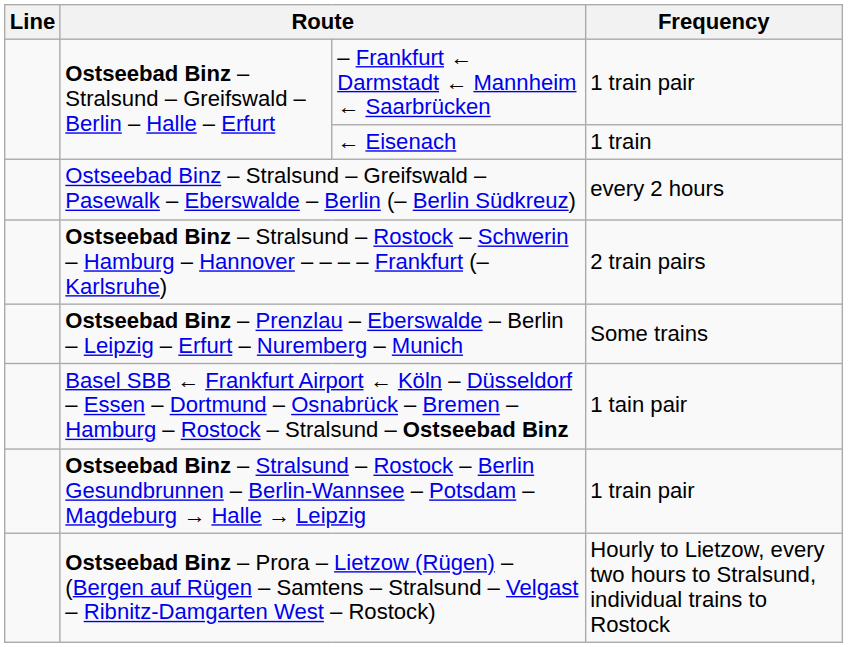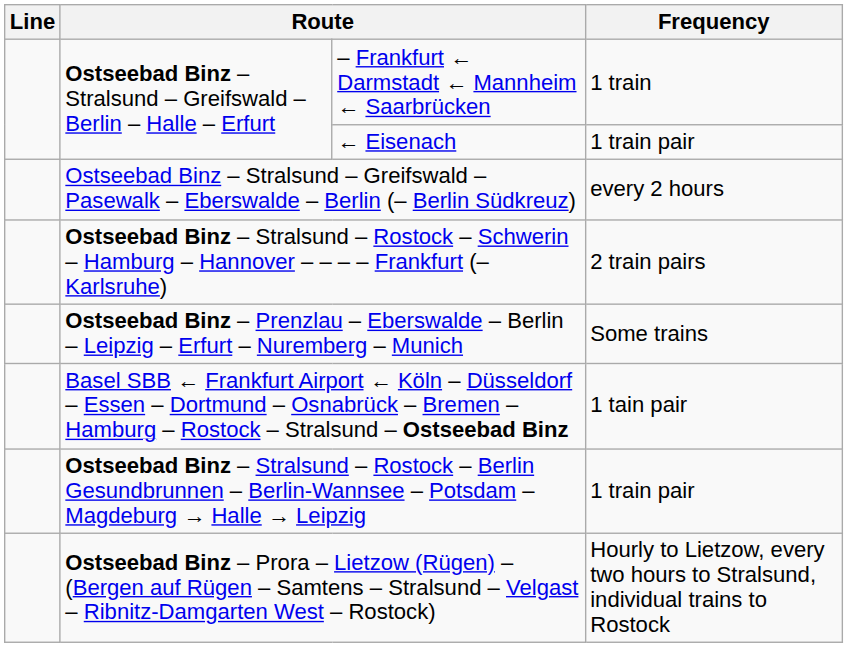(642, 81) 1 train pair -> (621, 81) 1 train
(621, 141) 1 train -> (642, 141) 1 train pair
